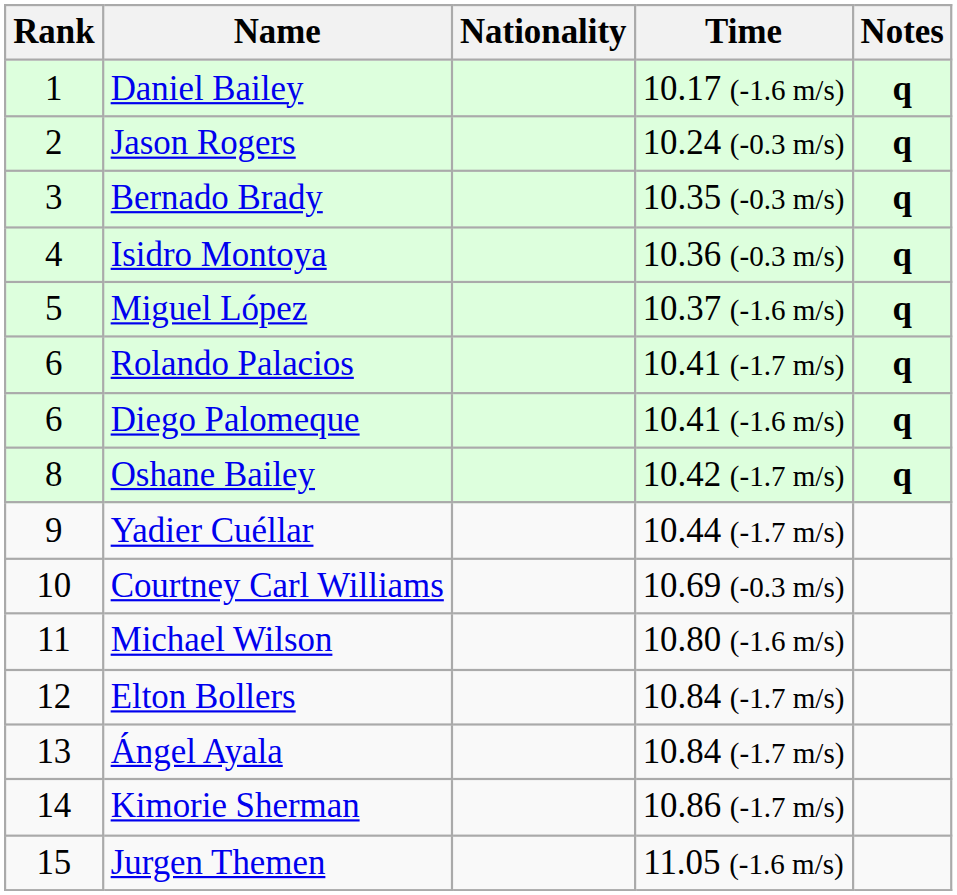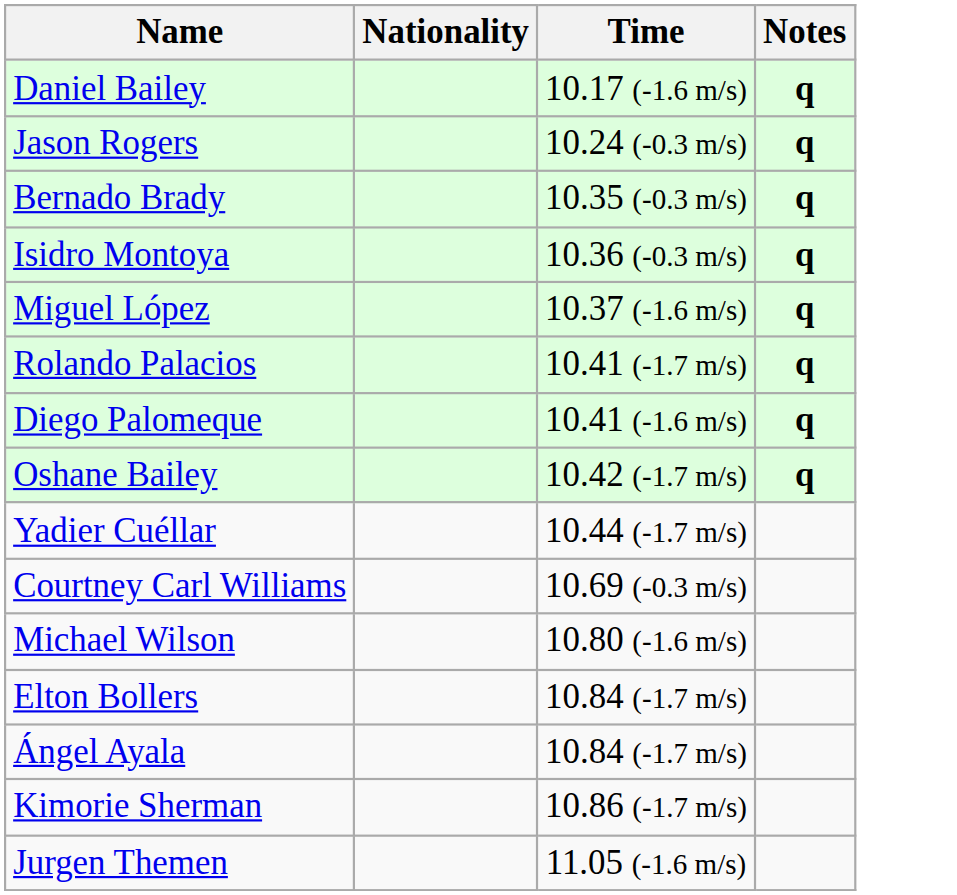- column: (54, 32)
